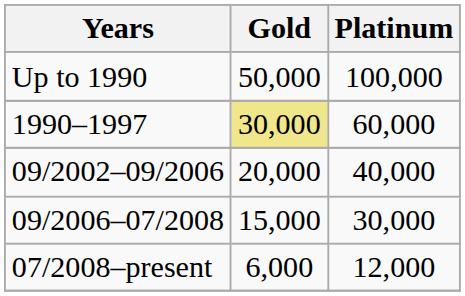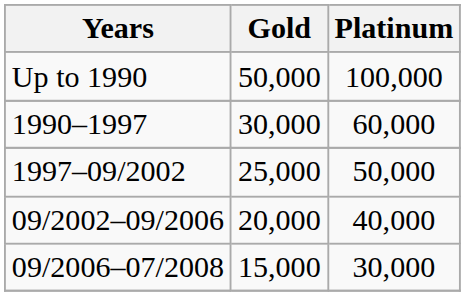(279, 123) khaki background -> (279, 123) no background
+ row: (99, 171)
- row: (112, 266)
